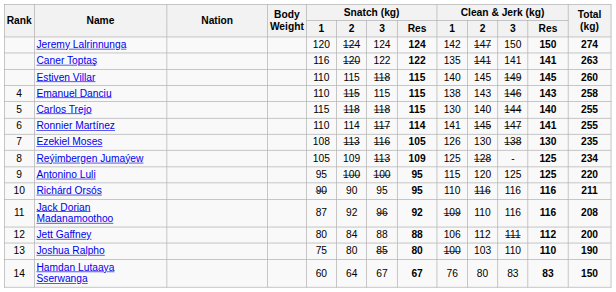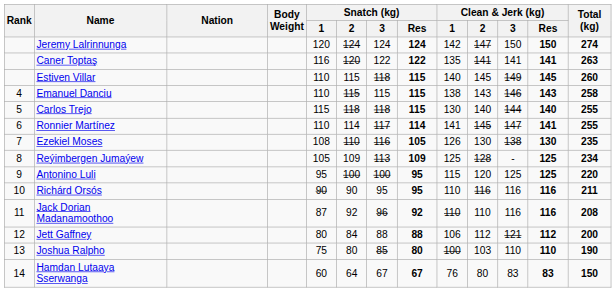(352, 142) 113 -> (352, 142) 110
(452, 213) 109 -> (452, 213) 110
(513, 235) 111 -> (513, 235) 121
